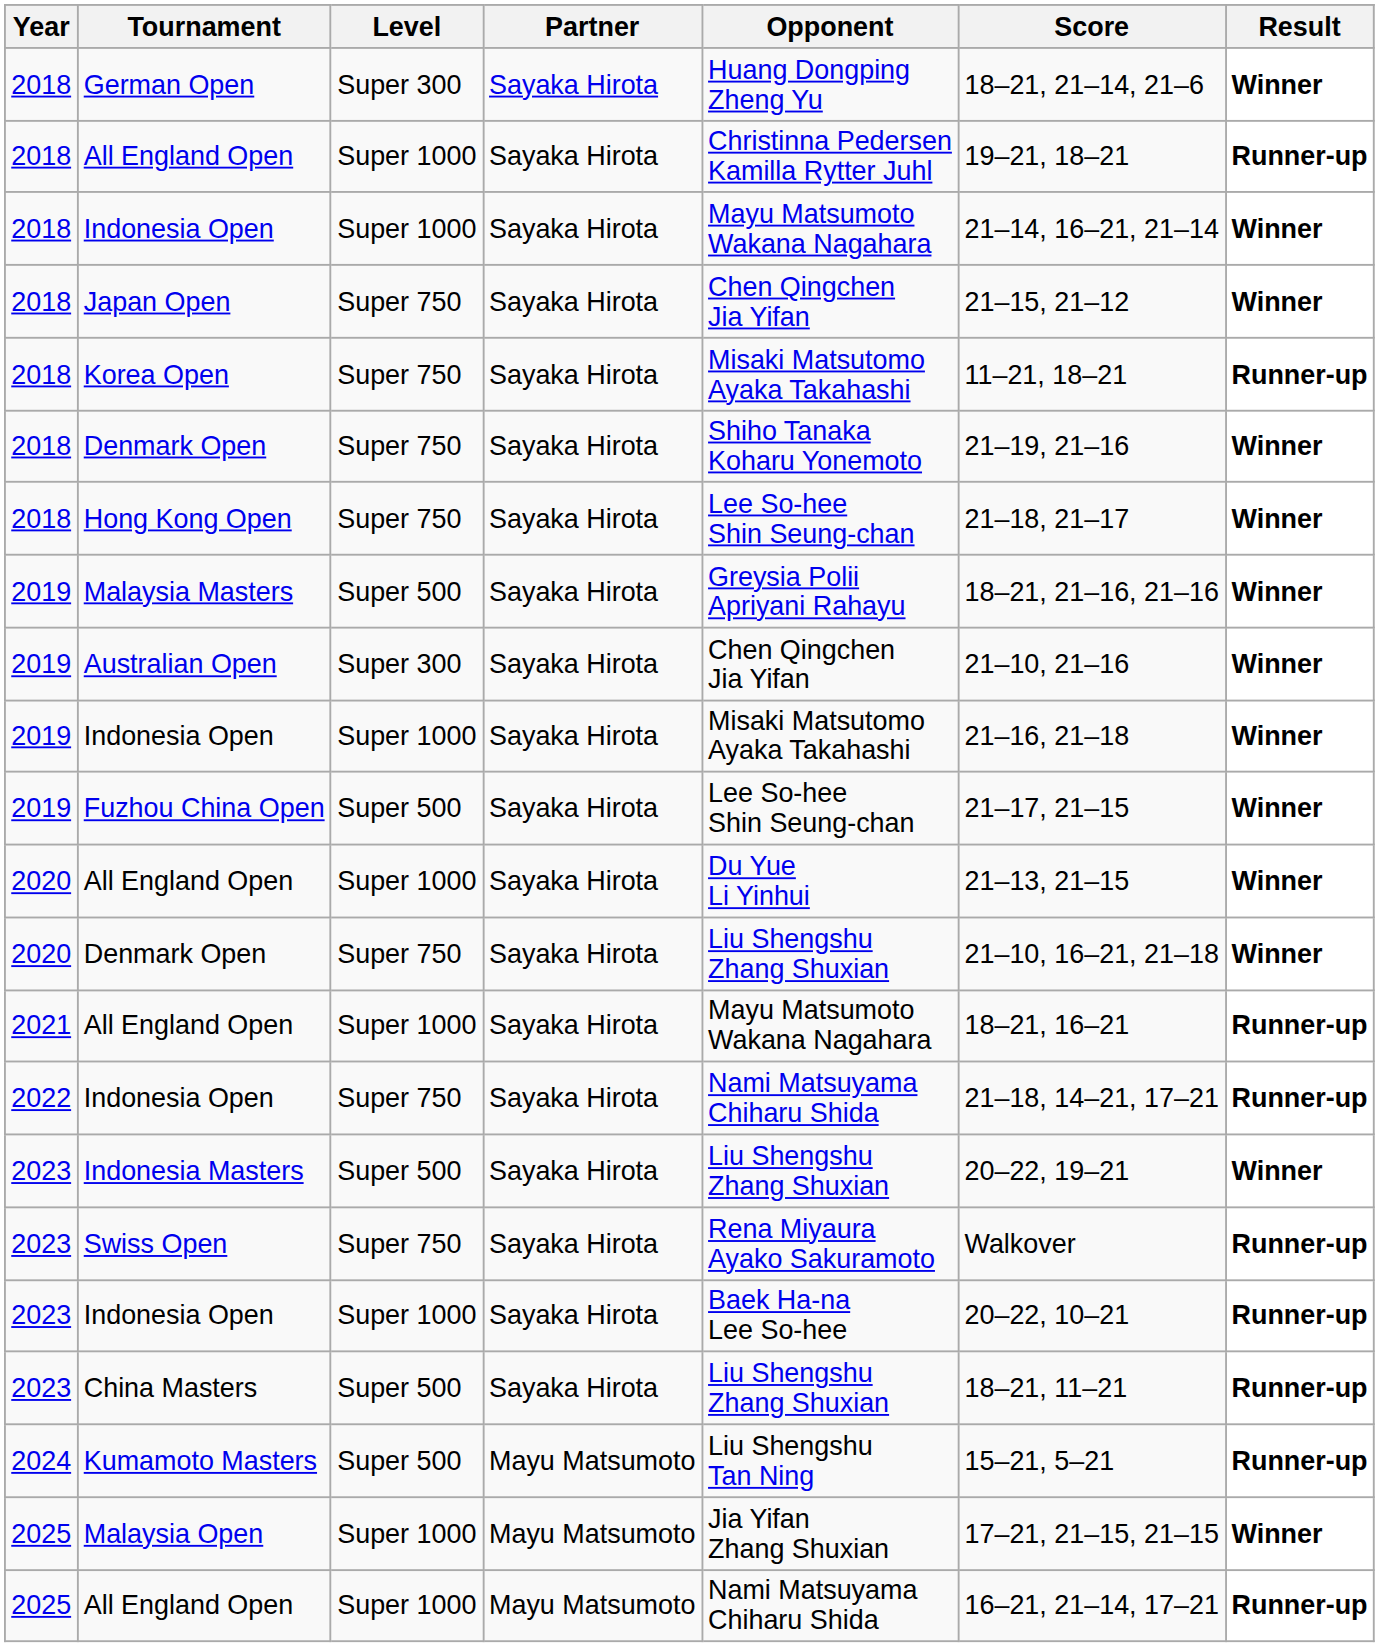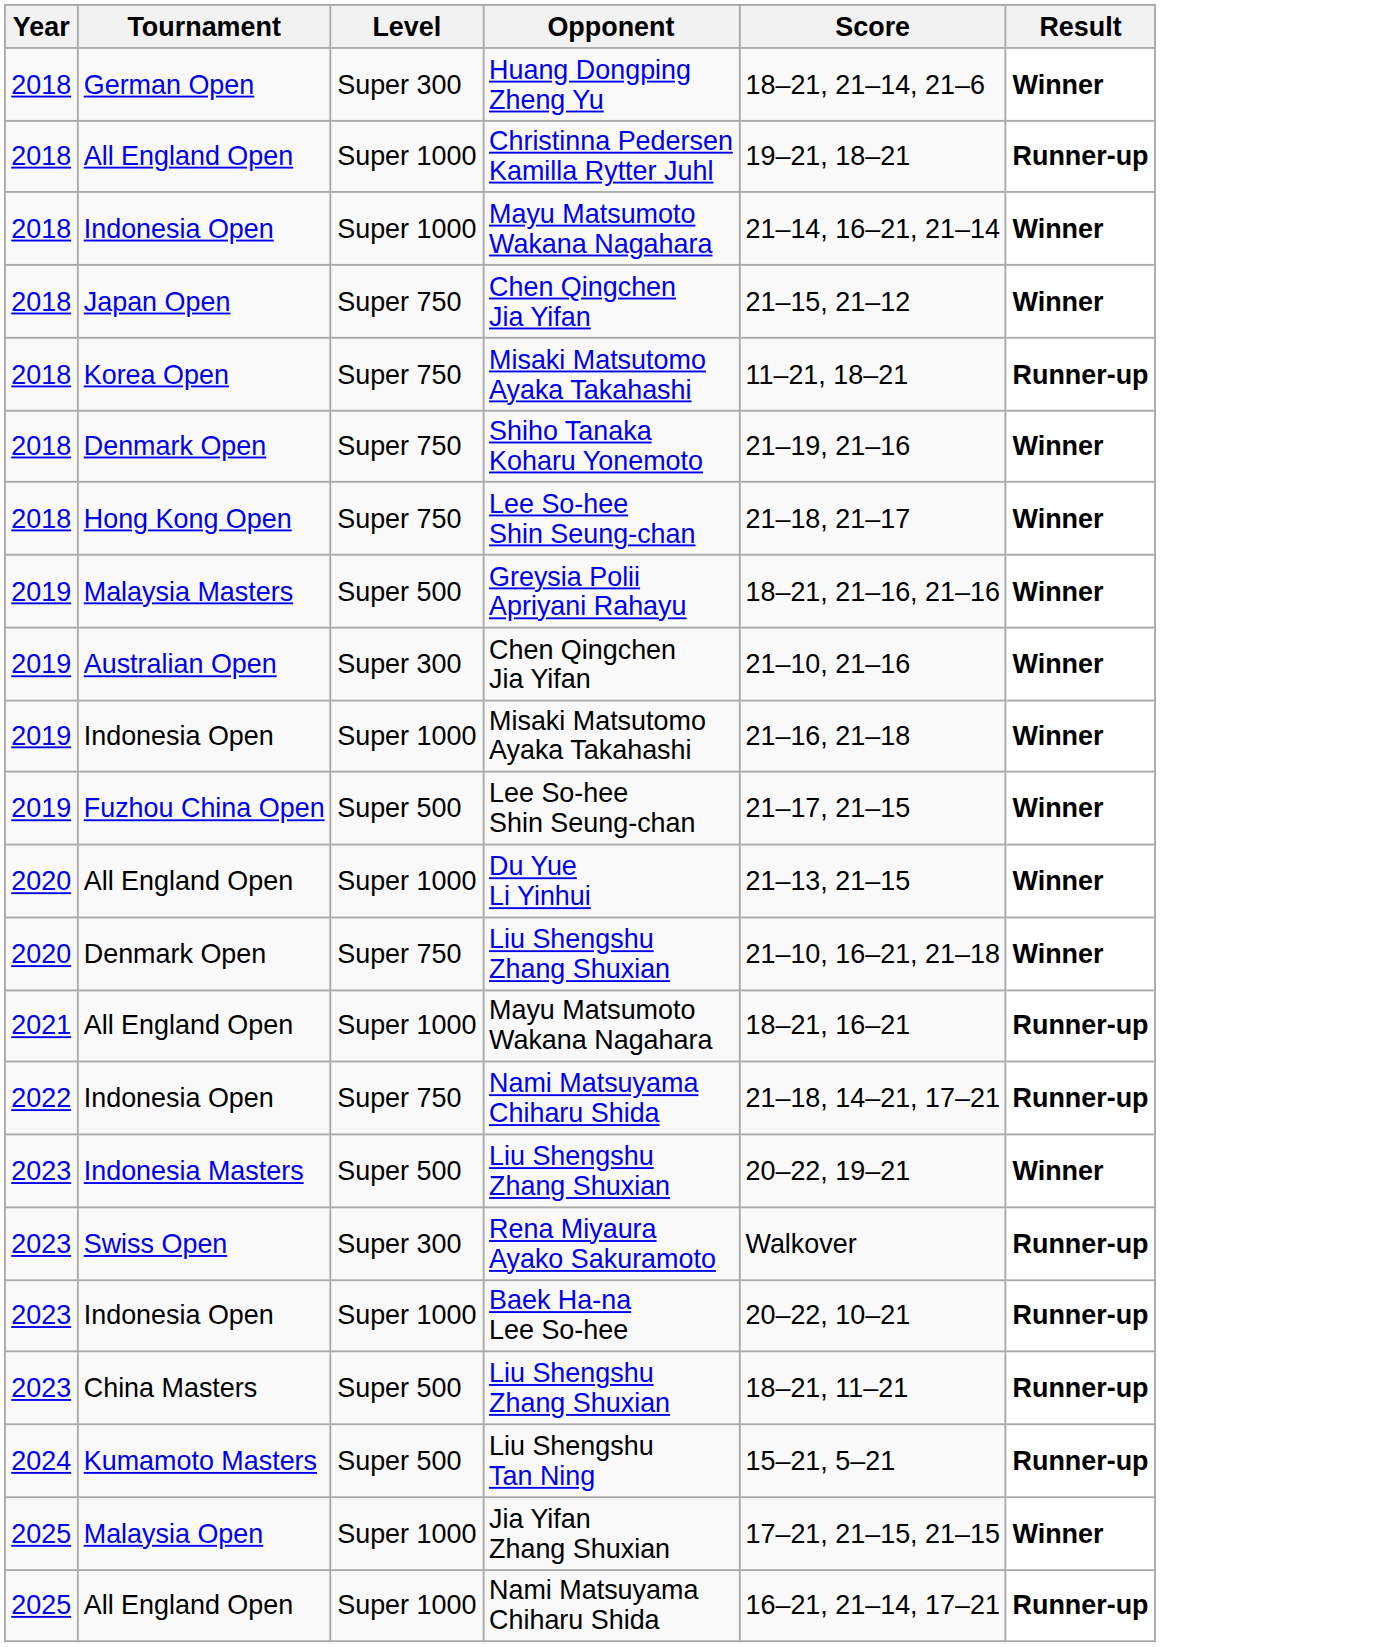- column: (592, 27)
(399, 1243) Super 750 -> (399, 1243) Super 300
